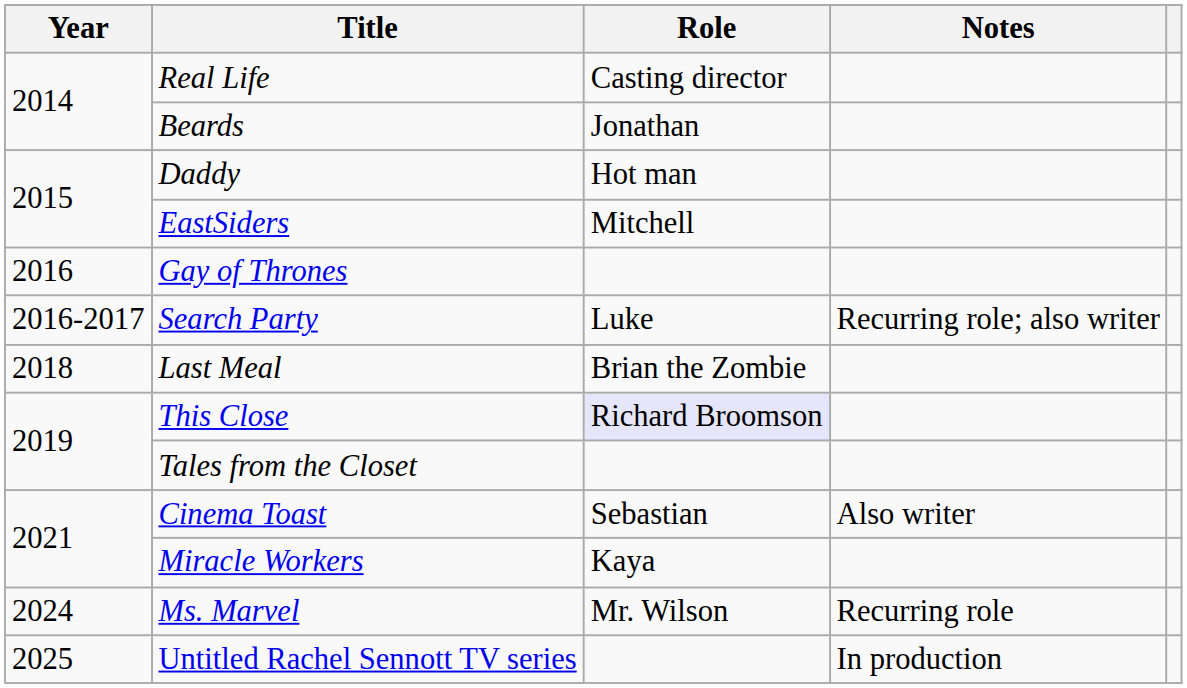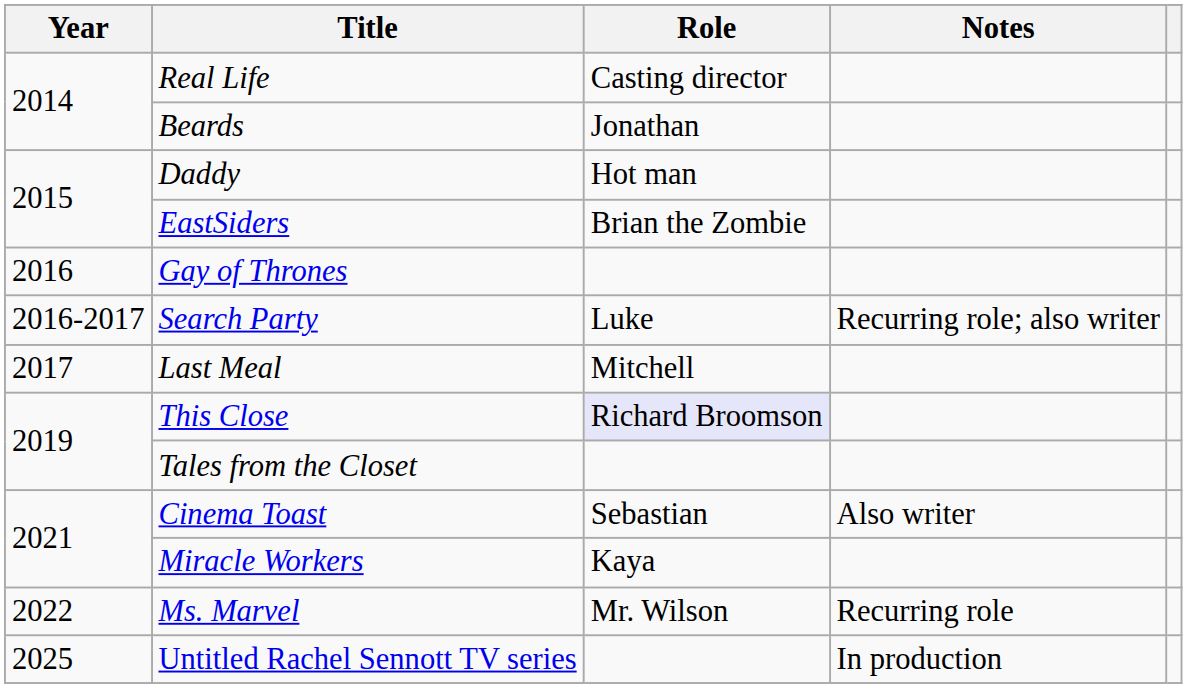(643, 222) Mitchell -> (699, 222) Brian the Zombie
(43, 367) 2018 -> (43, 367) 2017
(699, 367) Brian the Zombie -> (643, 367) Mitchell
(43, 610) 2024 -> (43, 610) 2022
